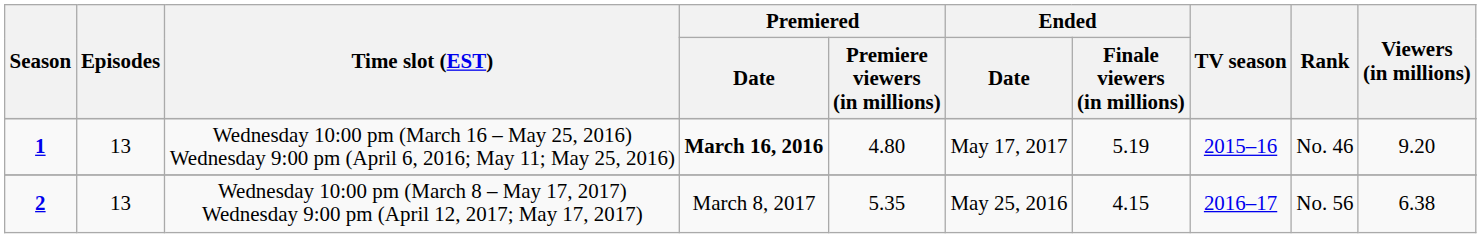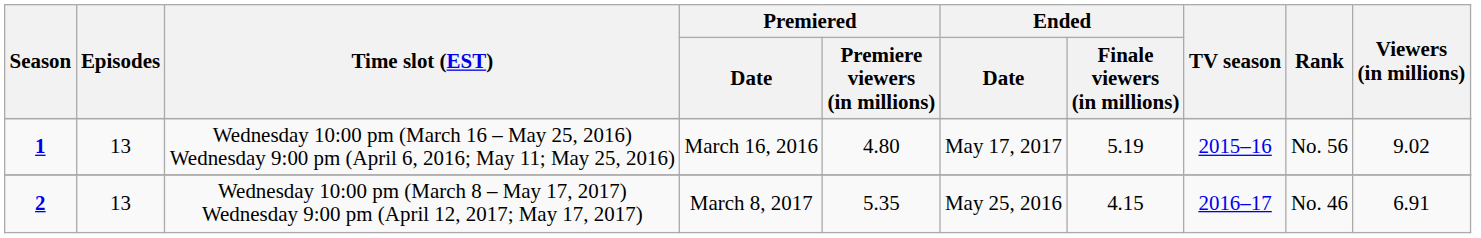(754, 146) bold -> (751, 146) normal
(1325, 146) No. 46 -> (1319, 146) No. 56
(1417, 146) 9.20 -> (1411, 146) 9.02
(1325, 203) No. 56 -> (1319, 203) No. 46
(1417, 203) 6.38 -> (1411, 203) 6.91
